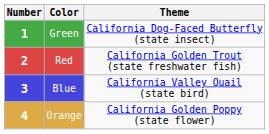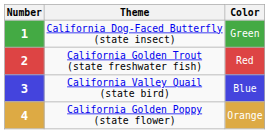columns swapped: (64, 12) <-> (174, 12)
